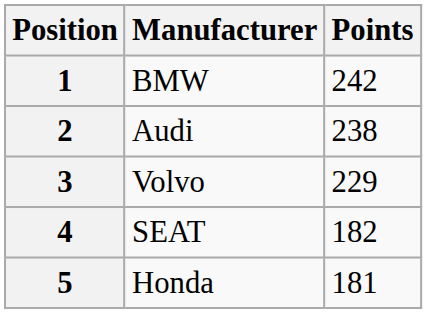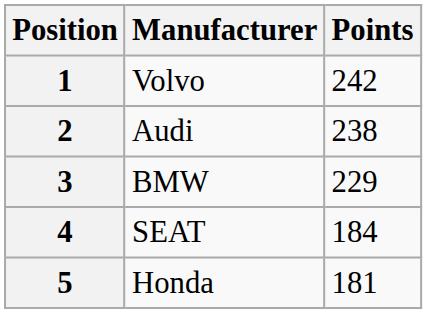(170, 80) BMW -> (168, 80) Volvo
(168, 181) Volvo -> (170, 181) BMW
(355, 232) 182 -> (355, 232) 184
